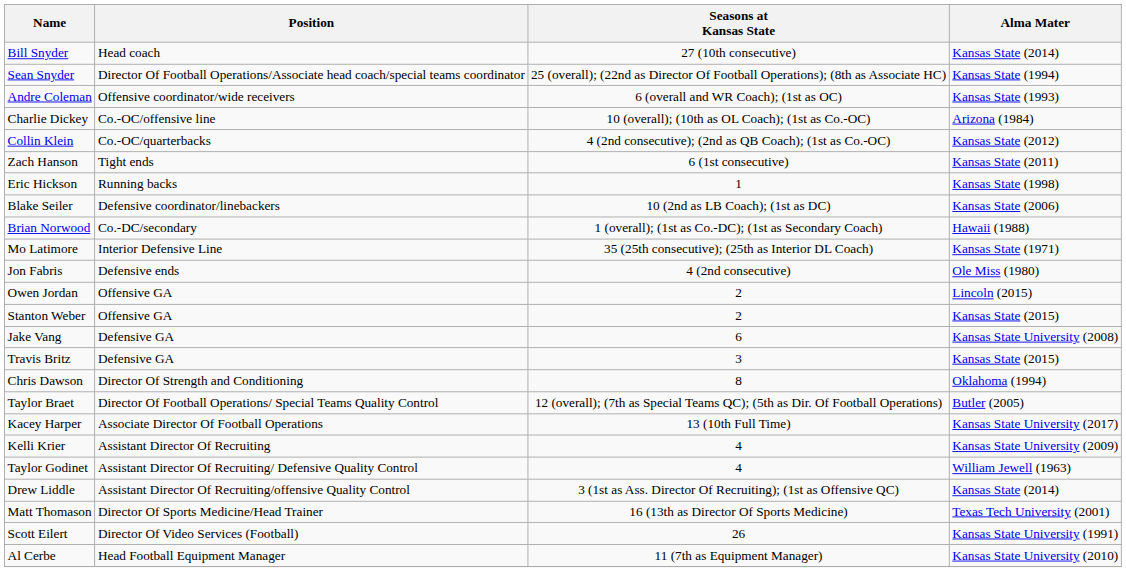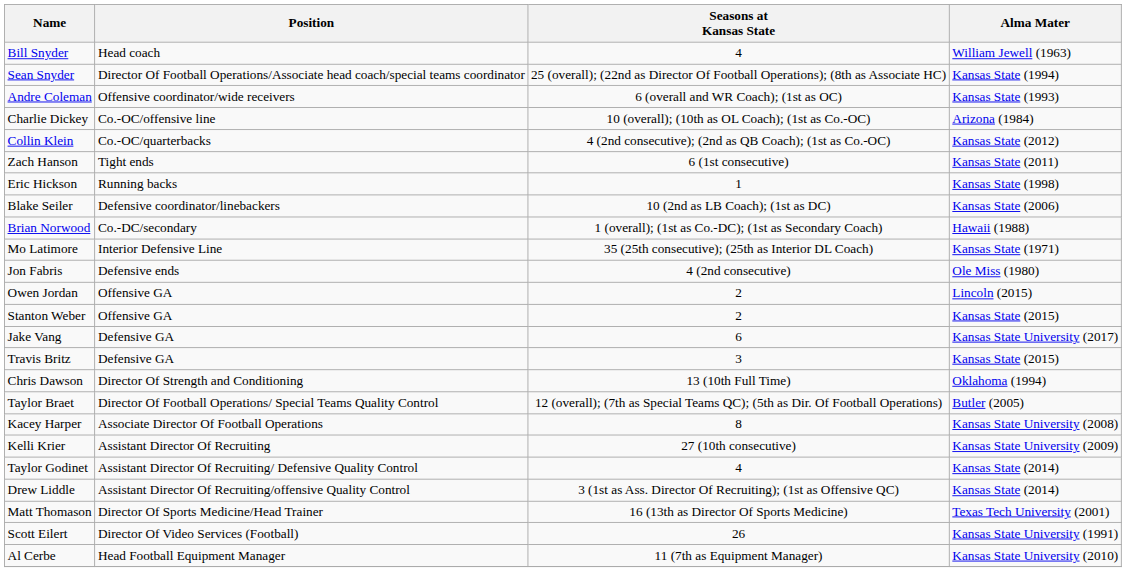(739, 53) 27 (10th consecutive) -> (739, 53) 4
(1006, 53) Kansas State (2014) -> (1012, 53) William Jewell (1963)
(1035, 337) Kansas State University (2008) -> (1035, 337) Kansas State University (2017)
(739, 381) 8 -> (739, 381) 13 (10th Full Time)
(739, 424) 13 (10th Full Time) -> (739, 424) 8
(1035, 424) Kansas State University (2017) -> (1035, 424) Kansas State University (2008)
(739, 446) 4 -> (739, 446) 27 (10th consecutive)
(1012, 468) William Jewell (1963) -> (1006, 468) Kansas State (2014)
